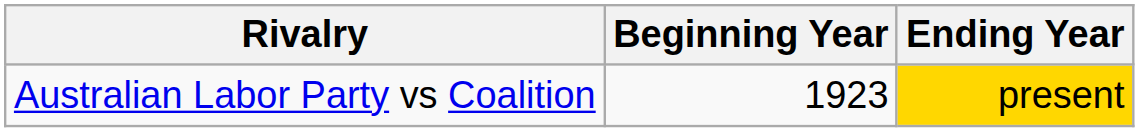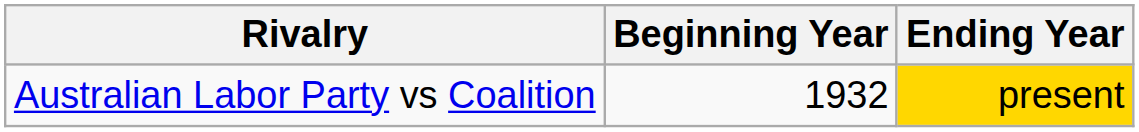(846, 94) 1923 -> (846, 94) 1932
